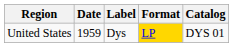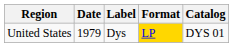(89, 33) 1959 -> (89, 33) 1979
